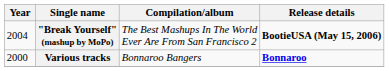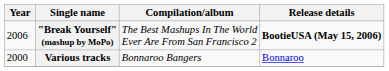(17, 35) 2004 -> (17, 35) 2006
(284, 58) bold -> (283, 58) normal
